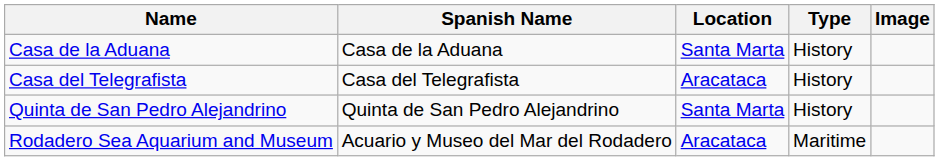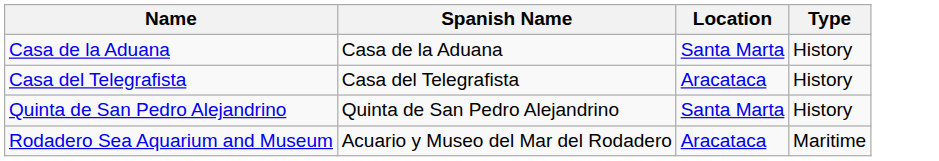- column: (902, 19)
